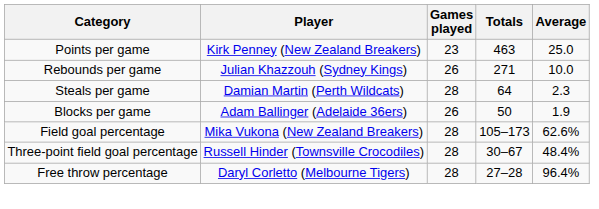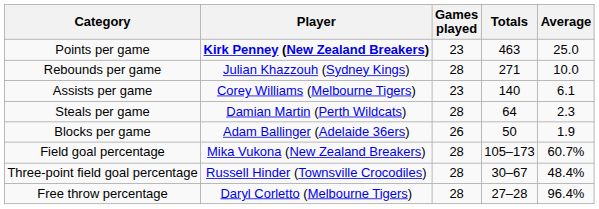(314, 49) normal -> (316, 49) bold
(452, 70) 26 -> (457, 70) 28
+ row: (102, 91)
(561, 132) 62.6% -> (566, 152) 60.7%
